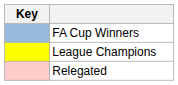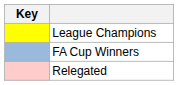rows swapped: (104, 52) <-> (96, 33)
